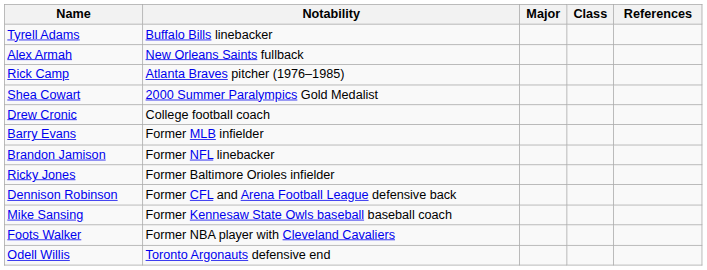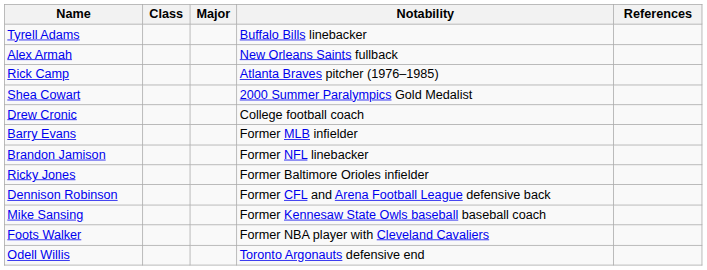columns swapped: (590, 14) <-> (331, 14)
